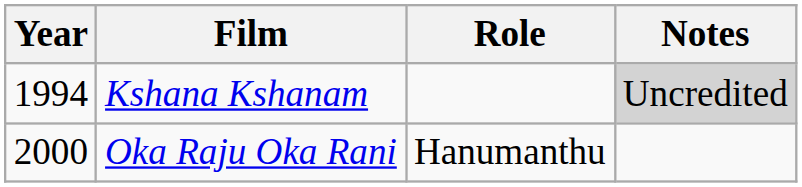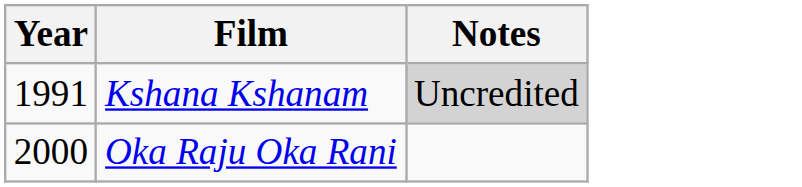- column: (510, 33)
(51, 92) 1994 -> (51, 92) 1991
